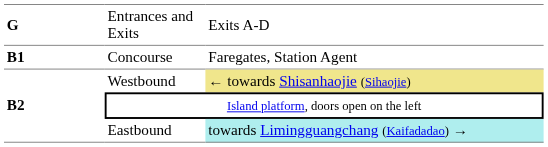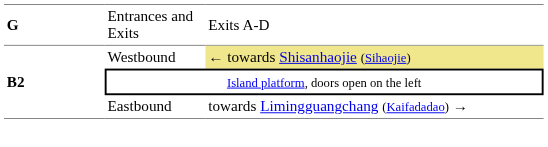- row: (140, 57)
(338, 130) paleturquoise background -> (338, 106) no background
